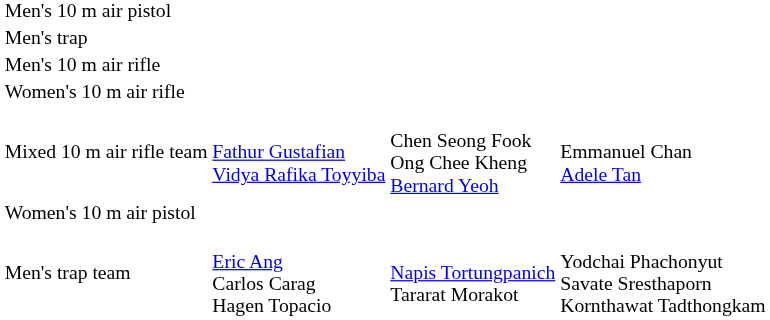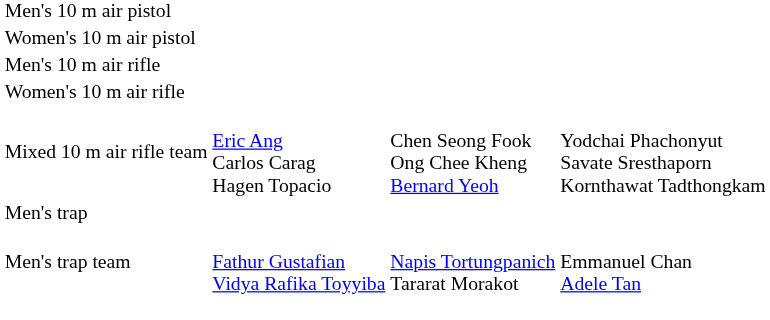rows swapped: (100, 212) <-> (46, 37)
(299, 163) Fathur Gustafian Vidya Rafika Toyyiba -> (272, 163) Eric Ang Carlos Carag Hagen Topacio
(626, 163) Emmanuel Chan Adele Tan -> (663, 163) Yodchai Phachonyut Savate Sresthaporn Kornthawat Tadthongkam
(272, 283) Eric Ang Carlos Carag Hagen Topacio -> (299, 272) Fathur Gustafian Vidya Rafika Toyyiba
(663, 283) Yodchai Phachonyut Savate Sresthaporn Kornthawat Tadthongkam -> (626, 272) Emmanuel Chan Adele Tan
